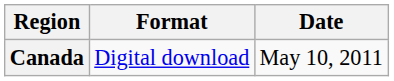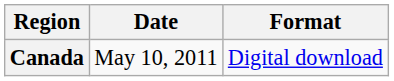columns swapped: (321, 22) <-> (172, 22)
